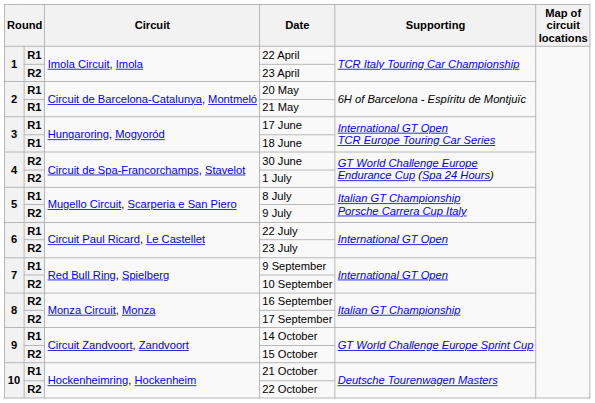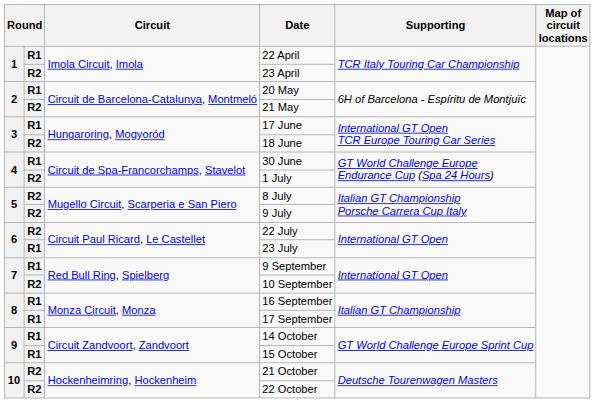(34, 108) R1 -> (34, 108) R2
(34, 143) R1 -> (34, 143) R2
(34, 160) R2 -> (34, 160) R1
(34, 196) R1 -> (34, 196) R2
(34, 231) R1 -> (34, 231) R2
(34, 248) R2 -> (34, 248) R1
(34, 301) R2 -> (34, 301) R1
(34, 319) R2 -> (34, 319) R1
(34, 354) R2 -> (34, 354) R1
(34, 371) R1 -> (34, 371) R2
